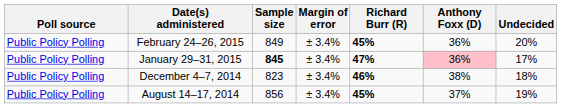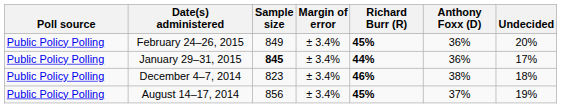(363, 59) 47% -> (363, 59) 44%
(460, 59) pink background -> (460, 59) no background
